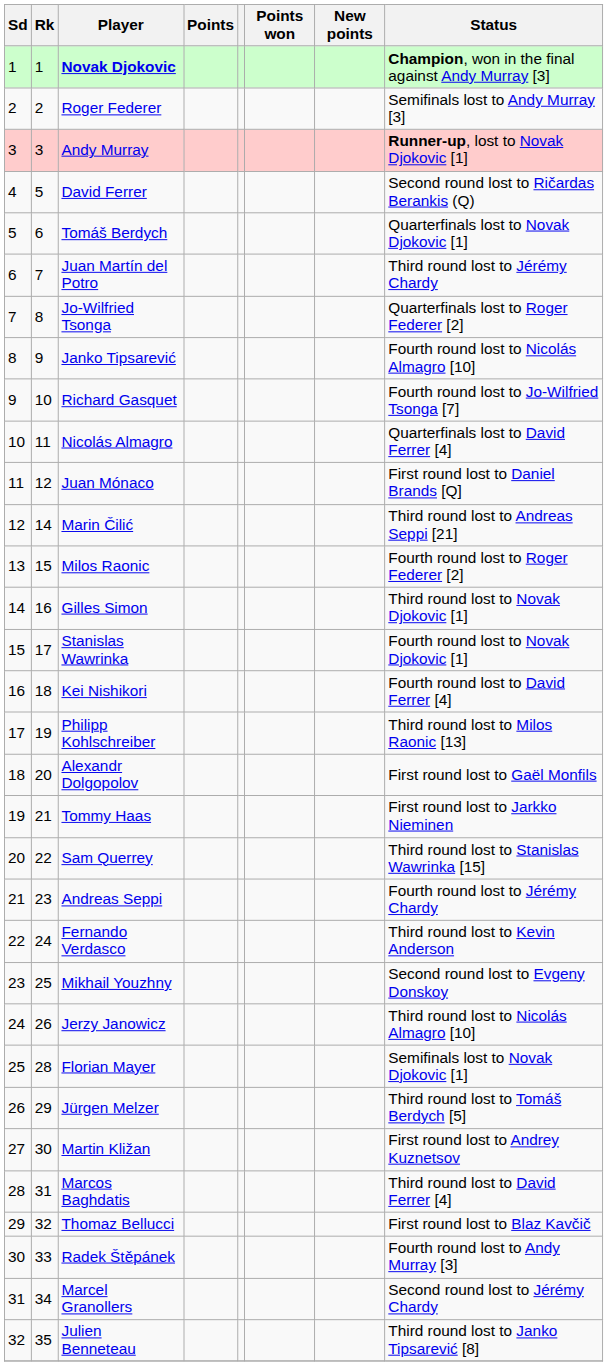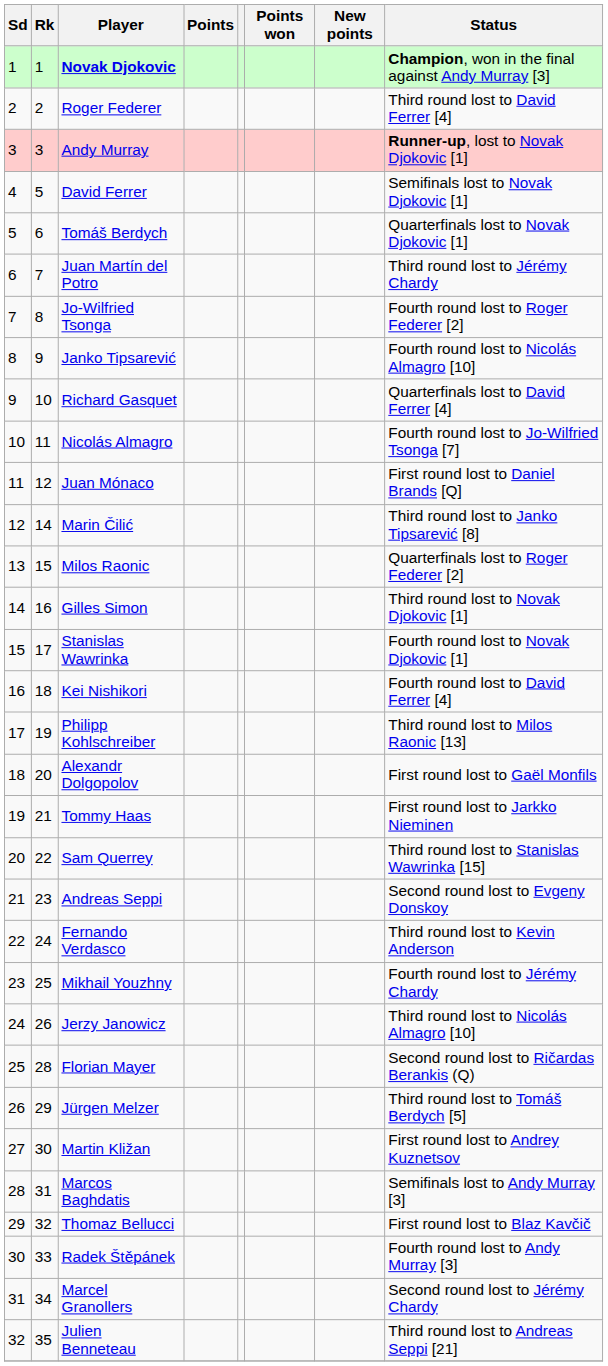(492, 108) Semifinals lost to Andy Murray [3] -> (472, 108) Third round lost to David Ferrer [4]
(491, 191) Second round lost to Ričardas Berankis (Q) -> (470, 191) Semifinals lost to Novak Djokovic [1]
(478, 316) Quarterfinals lost to Roger Federer [2] -> (478, 316) Fourth round lost to Roger Federer [2]
(493, 400) Fourth round lost to Jo-Wilfried Tsonga [7] -> (477, 400) Quarterfinals lost to David Ferrer [4]
(477, 441) Quarterfinals lost to David Ferrer [4] -> (493, 441) Fourth round lost to Jo-Wilfried Tsonga [7]
(481, 524) Third round lost to Andreas Seppi [21] -> (473, 524) Third round lost to Janko Tipsarević [8]
(478, 566) Fourth round lost to Roger Federer [2] -> (478, 566) Quarterfinals lost to Roger Federer [2]
(482, 899) Fourth round lost to Jérémy Chardy -> (487, 899) Second round lost to Evgeny Donskoy
(487, 983) Second round lost to Evgeny Donskoy -> (482, 983) Fourth round lost to Jérémy Chardy
(470, 1066) Semifinals lost to Novak Djokovic [1] -> (491, 1066) Second round lost to Ričardas Berankis (Q)
(472, 1191) Third round lost to David Ferrer [4] -> (492, 1191) Semifinals lost to Andy Murray [3]
(473, 1340) Third round lost to Janko Tipsarević [8] -> (481, 1340) Third round lost to Andreas Seppi [21]
